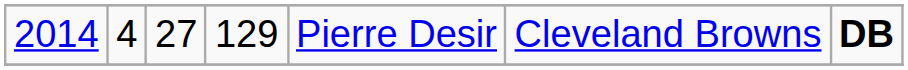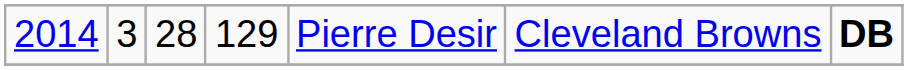(127, 34) 4 -> (127, 34) 3
(176, 34) 27 -> (176, 34) 28
